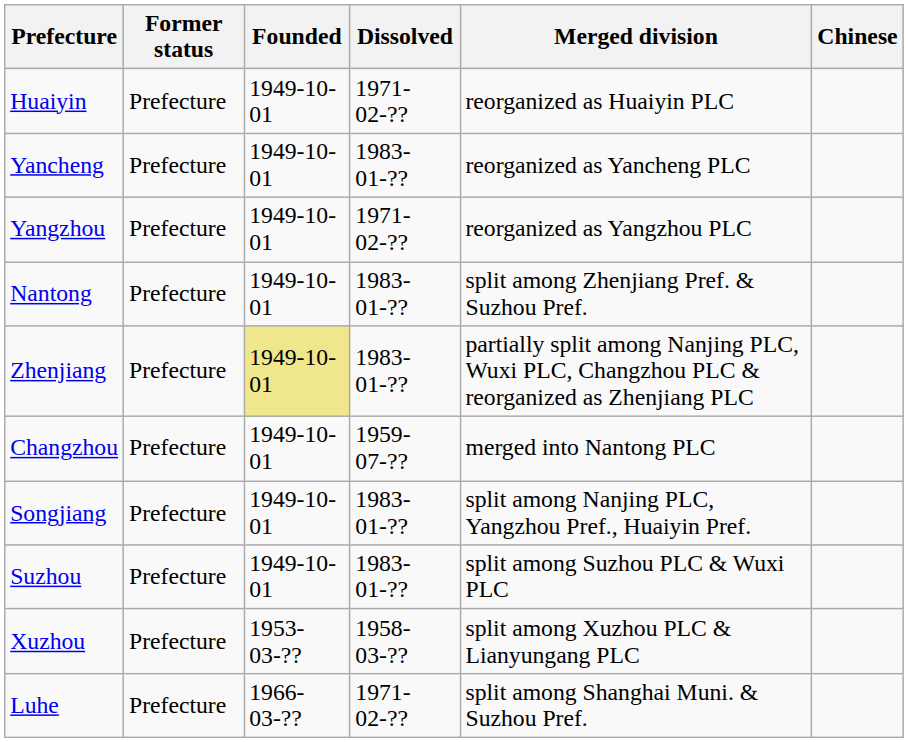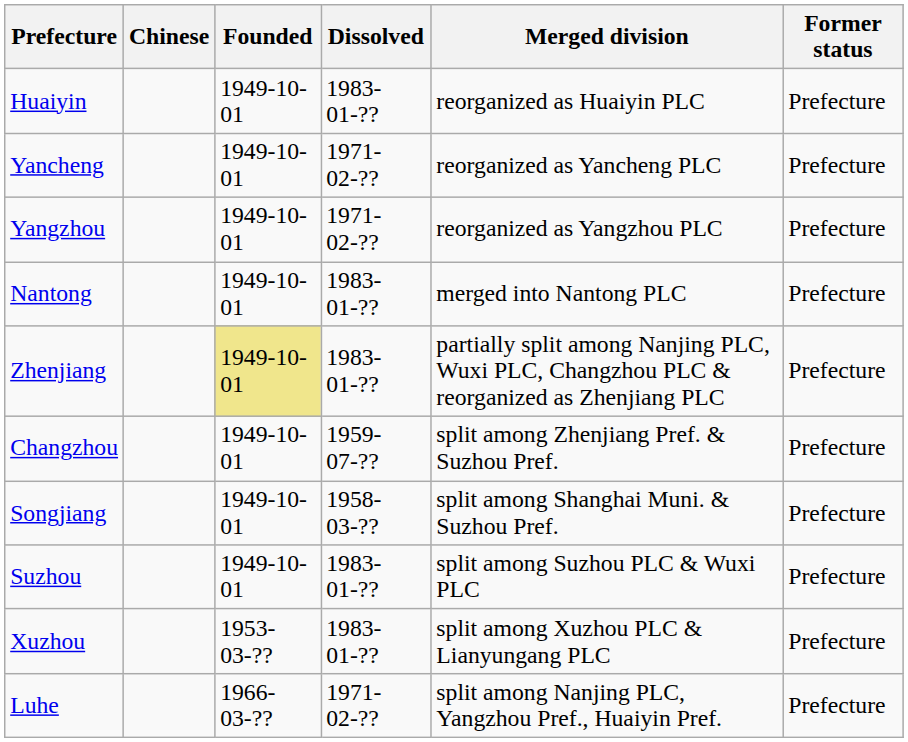columns swapped: (857, 36) <-> (184, 36)
(383, 100) 1971-02-?? -> (354, 100) 1983-01-??
(383, 164) 1983-01-?? -> (354, 164) 1971-02-??
(610, 293) split among Zhenjiang Pref. & Suzhou Pref. -> (561, 293) merged into Nantong PLC
(591, 448) merged into Nantong PLC -> (581, 448) split among Zhenjiang Pref. & Suzhou Pref.
(383, 512) 1983-01-?? -> (354, 512) 1958-03-??
(608, 512) split among Nanjing PLC, Yangzhou Pref., Huaiyin Pref. -> (583, 512) split among Shanghai Muni. & Suzhou Pref.
(383, 640) 1958-03-?? -> (354, 640) 1983-01-??
(612, 705) split among Shanghai Muni. & Suzhou Pref. -> (579, 705) split among Nanjing PLC, Yangzhou Pref., Huaiyin Pref.
